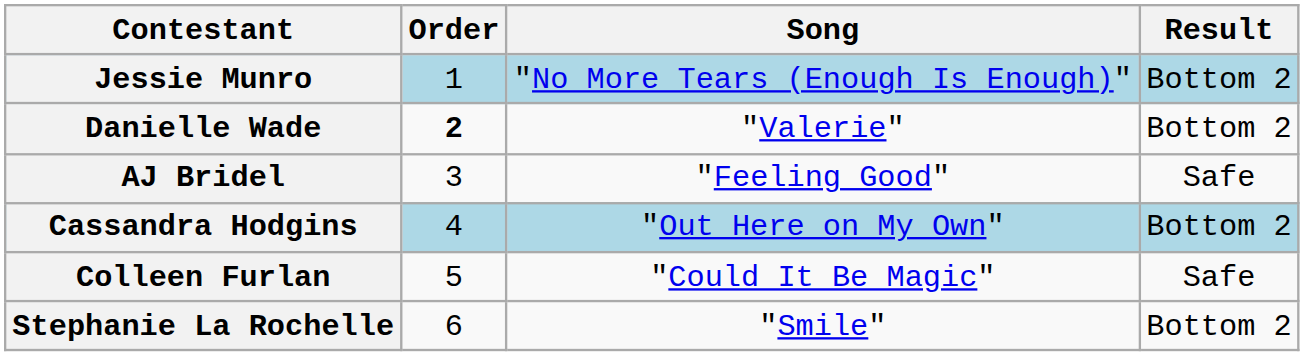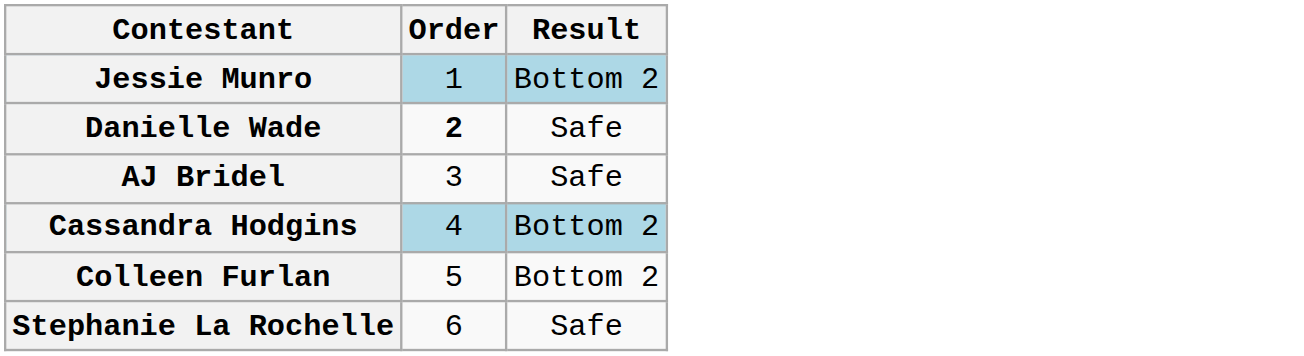- column: (823, 30)
(1219, 129) Bottom 2 -> (587, 129) Safe
(1219, 277) Safe -> (587, 277) Bottom 2
(1219, 326) Bottom 2 -> (587, 326) Safe
